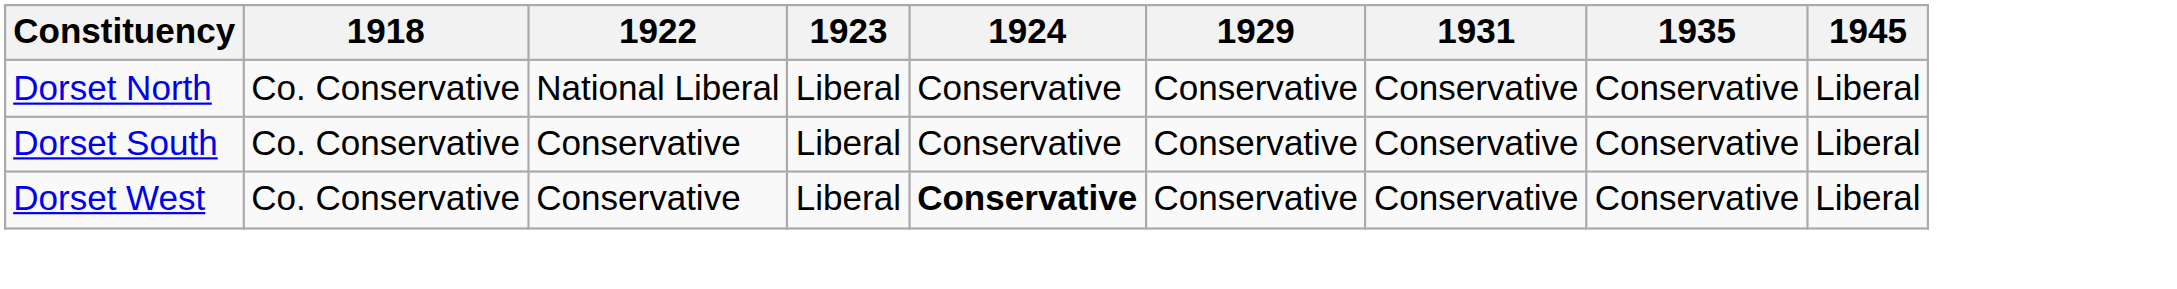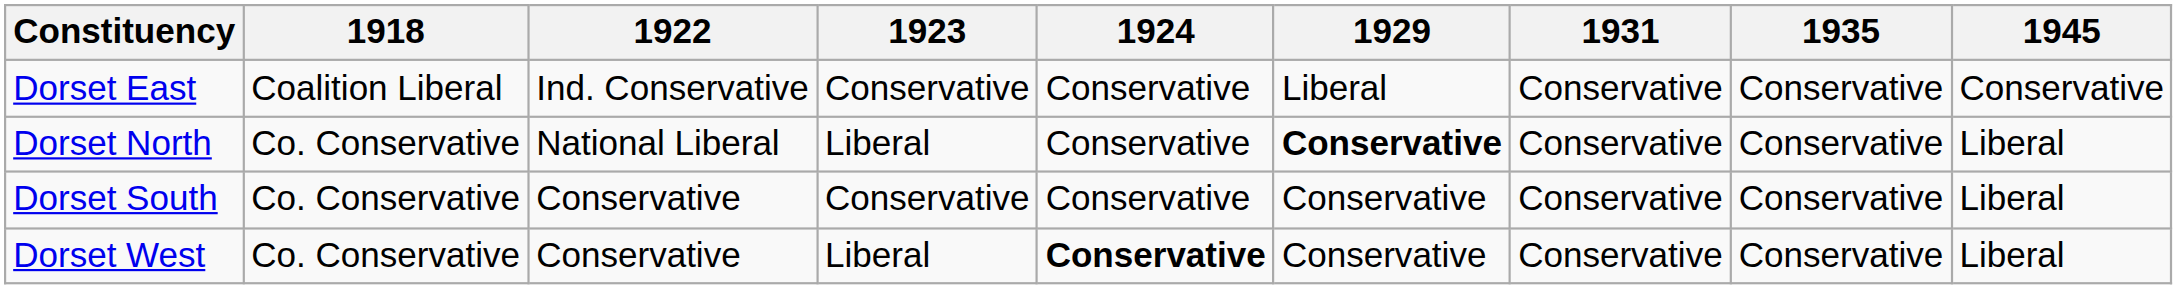+ row: (105, 87)
(1256, 87) normal -> (1392, 143) bold
(848, 143) Liberal -> (927, 198) Conservative
